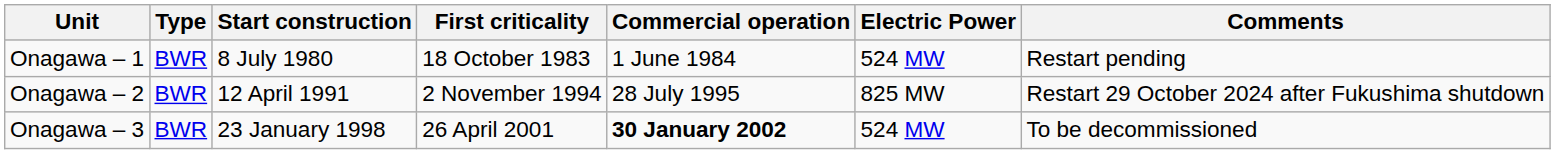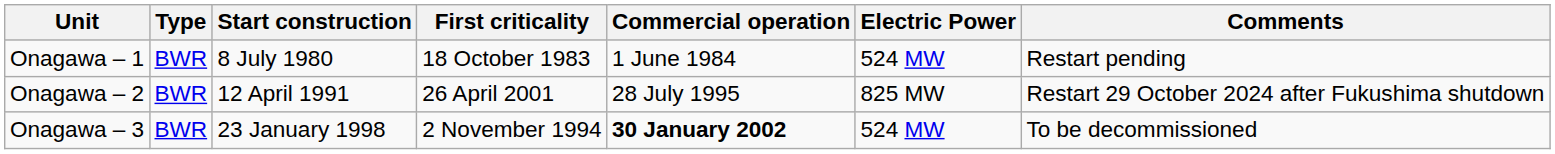(512, 93) 2 November 1994 -> (488, 93) 26 April 2001
(488, 129) 26 April 2001 -> (512, 129) 2 November 1994
